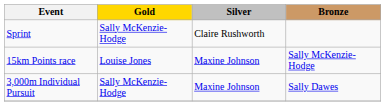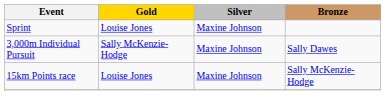(133, 33) Sally McKenzie-Hodge -> (126, 28) Louise Jones
(229, 33) Claire Rushworth -> (229, 28) Maxine Johnson
rows swapped: (43, 87) <-> (41, 60)
